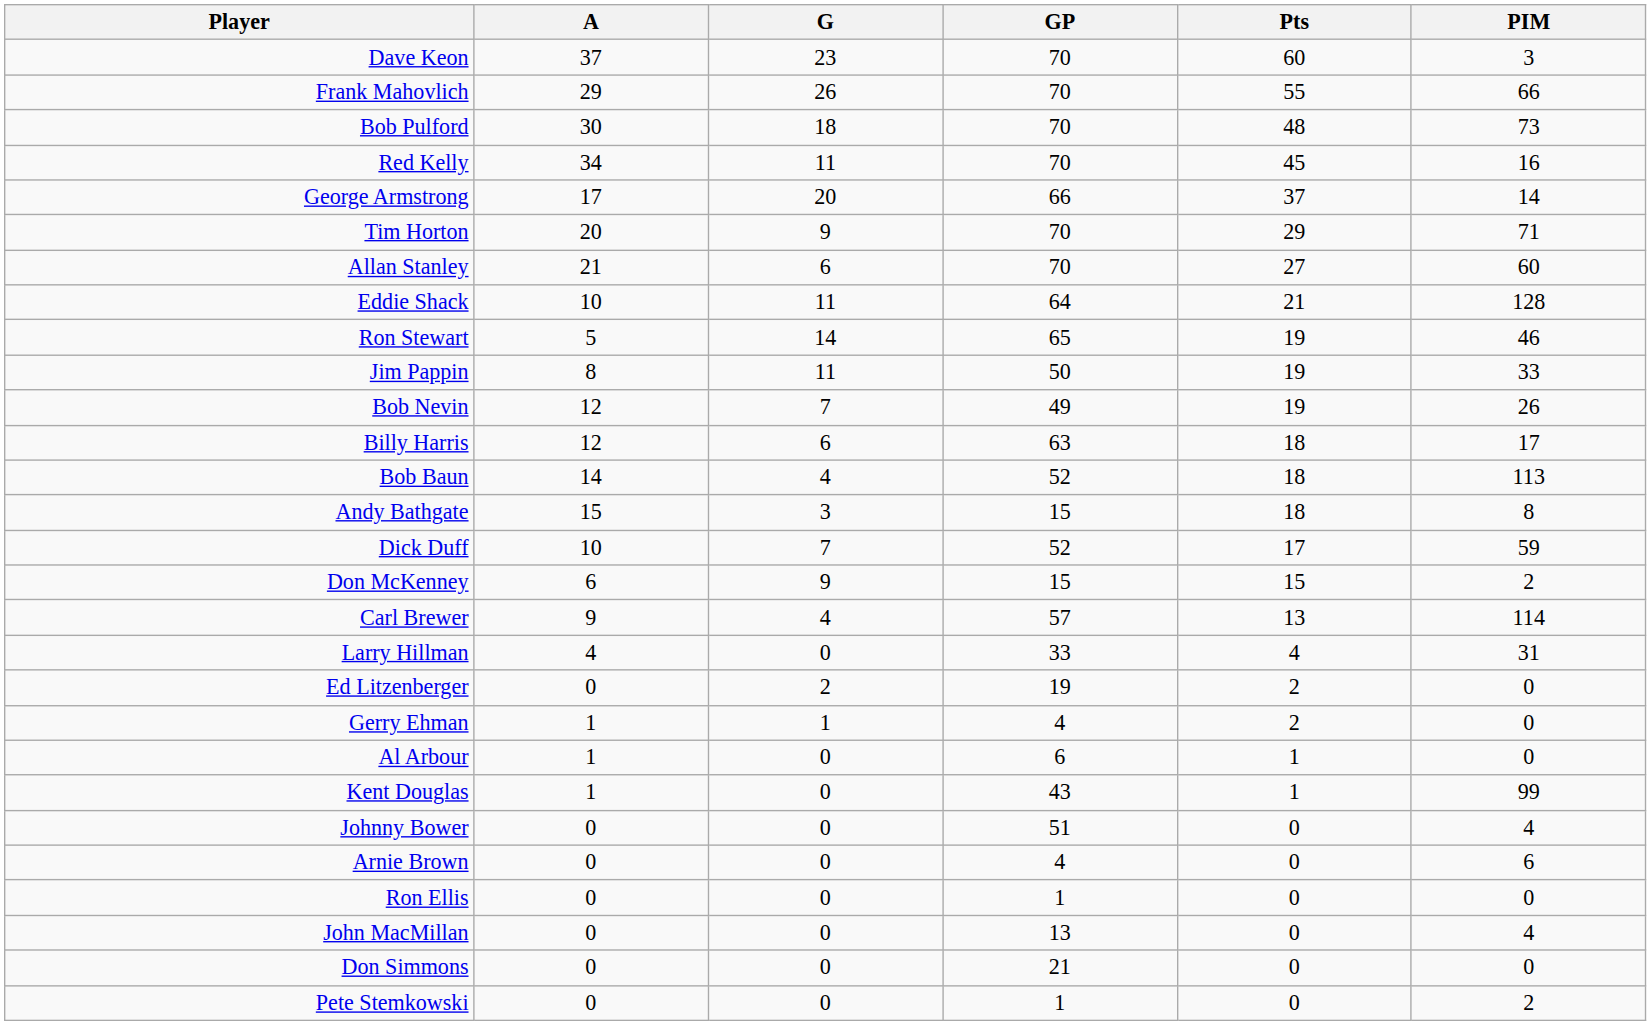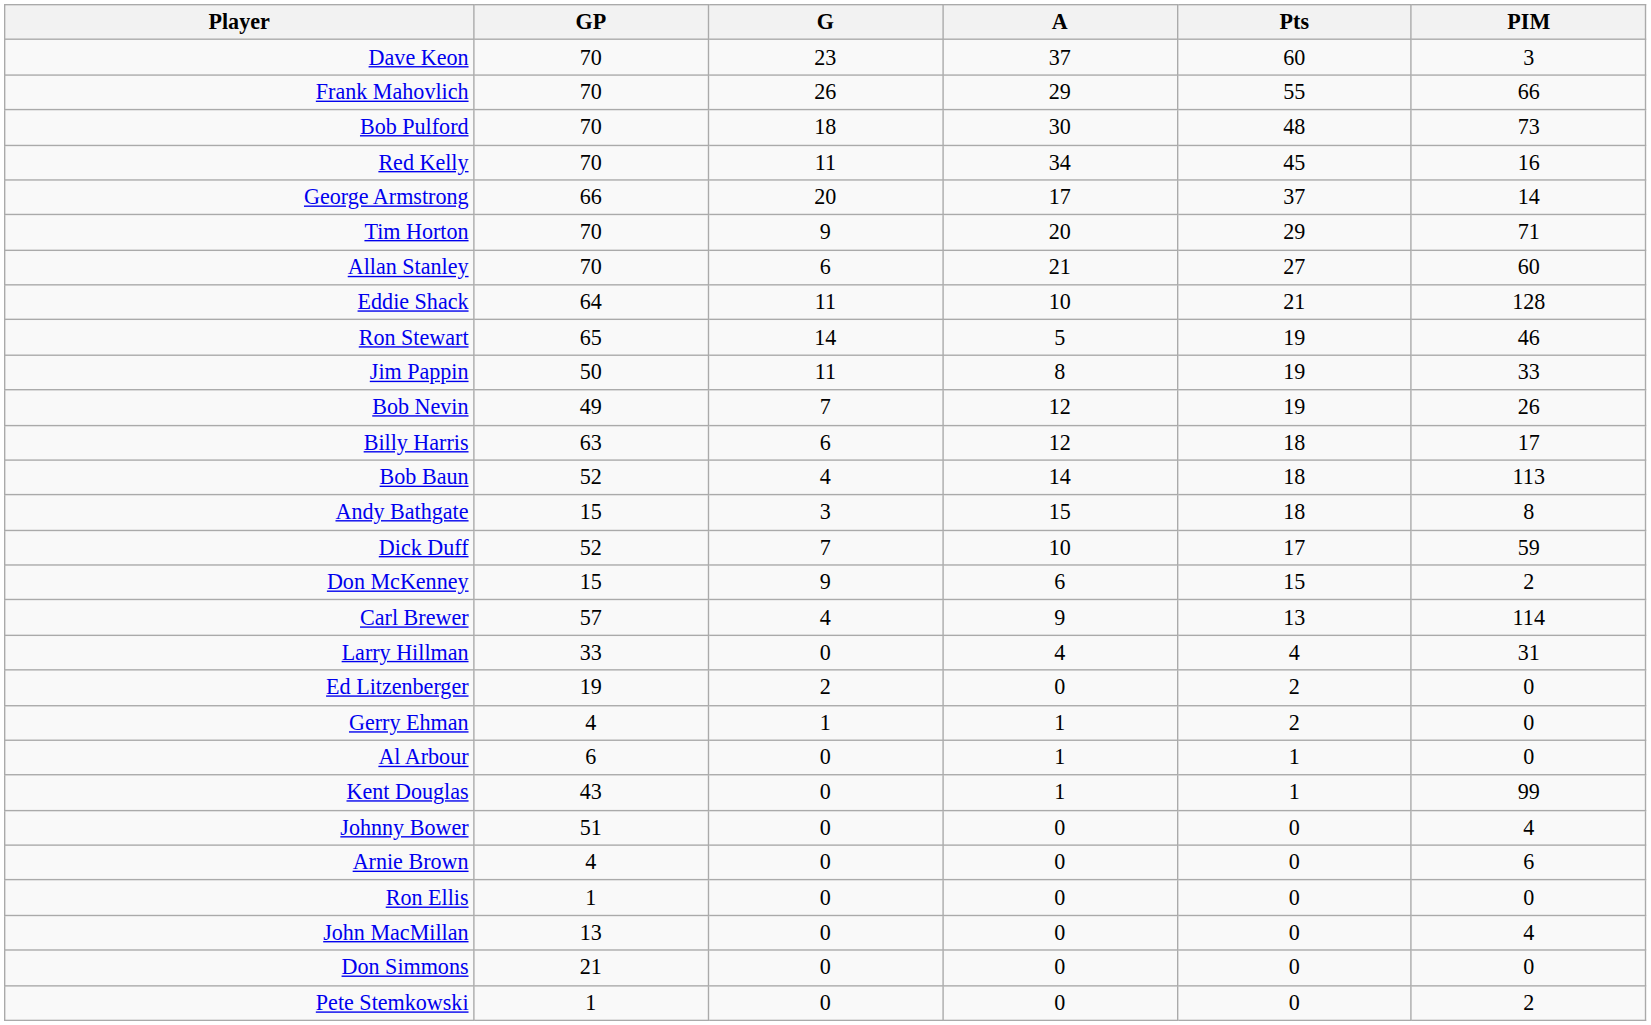columns swapped: (1060, 22) <-> (591, 22)
